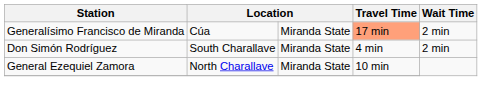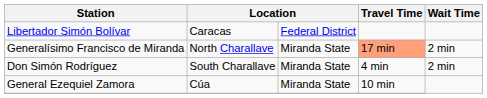+ row: (69, 31)
(200, 31) Cúa -> (232, 48) North Charallave
(232, 66) North Charallave -> (200, 84) Cúa
